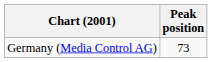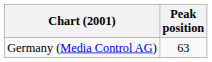(183, 47) 73 -> (183, 47) 63
